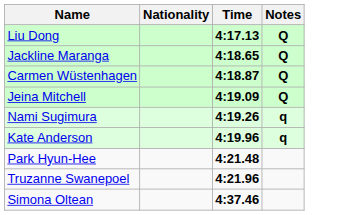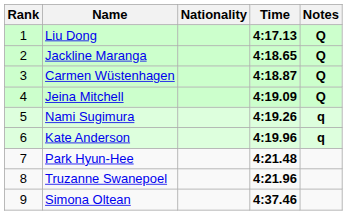+ column: (23, 14)
